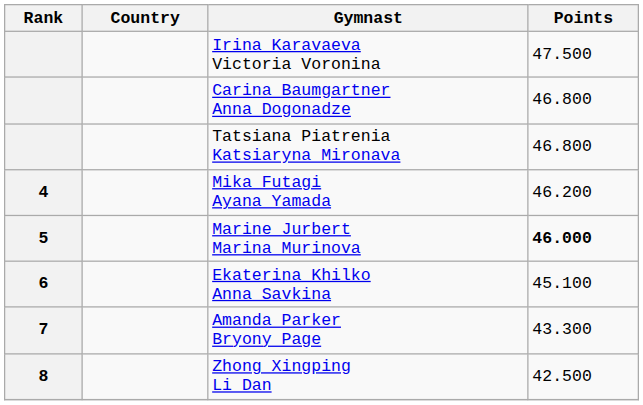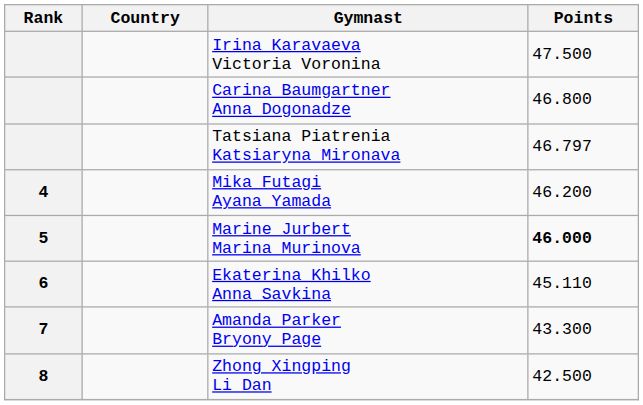(562, 146) 46.800 -> (562, 146) 46.797
(562, 284) 45.100 -> (562, 284) 45.110
